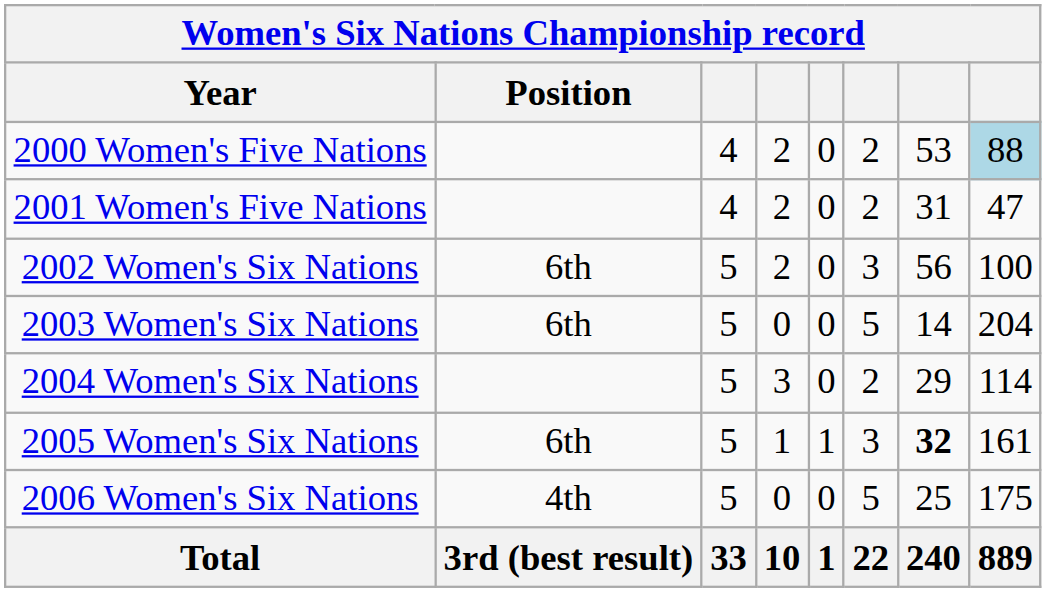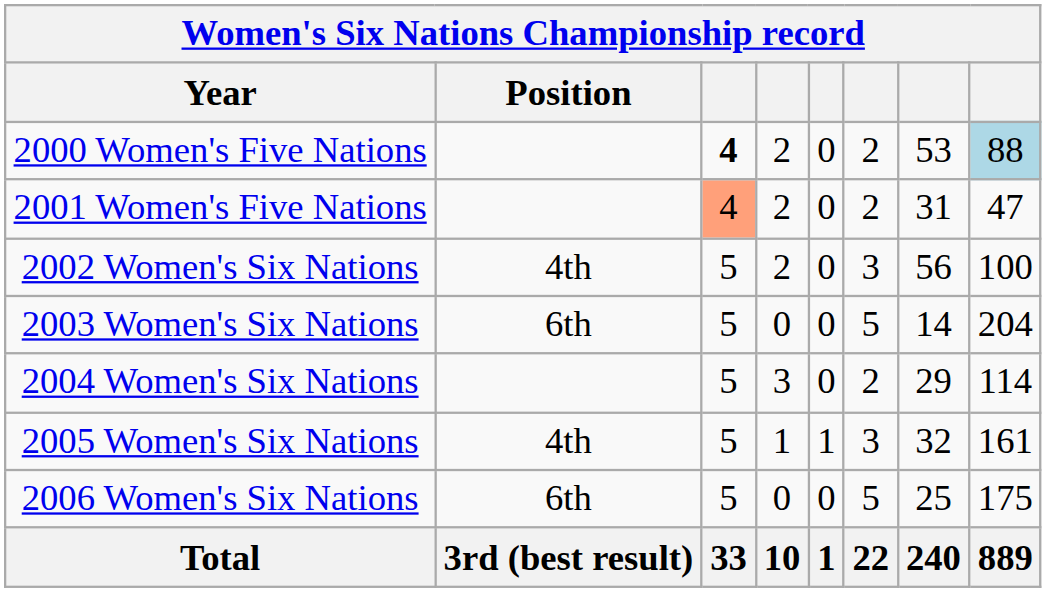(728, 149) normal -> (728, 149) bold
(728, 207) no background -> (728, 207) lightsalmon background
(568, 265) 6th -> (568, 265) 4th
(568, 440) 6th -> (568, 440) 4th
(933, 440) bold -> (933, 440) normal
(568, 498) 4th -> (568, 498) 6th
